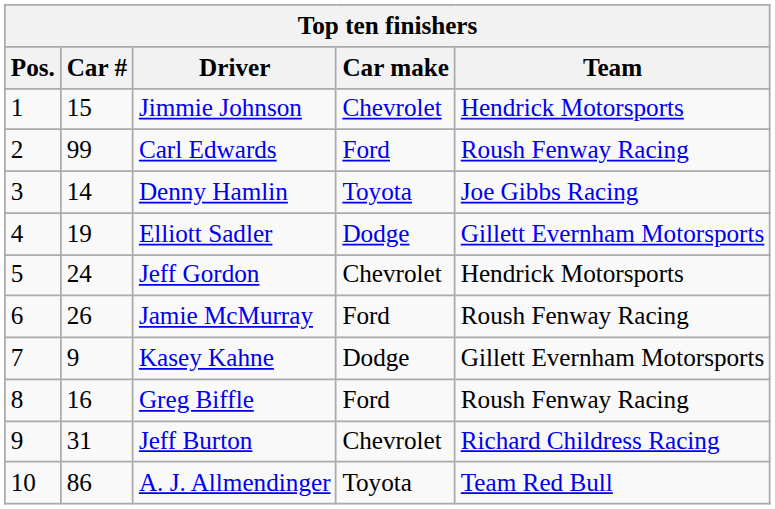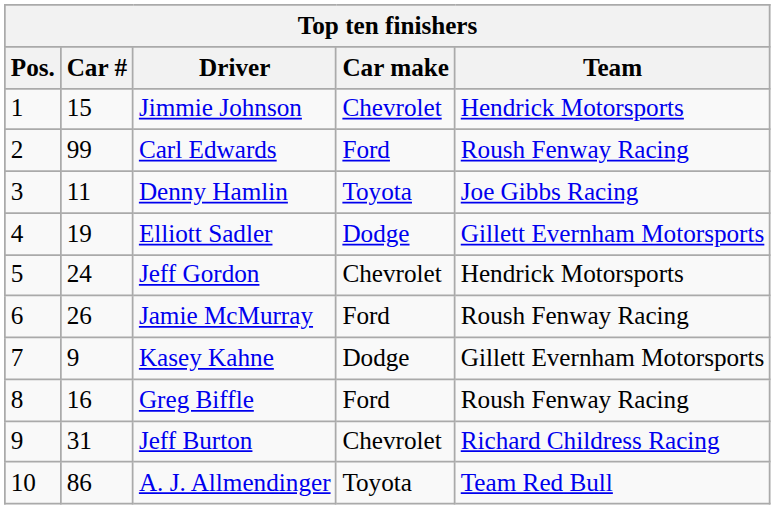(79, 191) 14 -> (79, 191) 11
